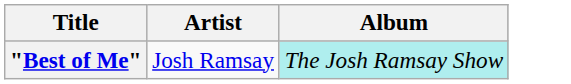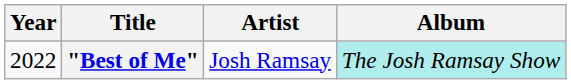+ column: (33, 22)
